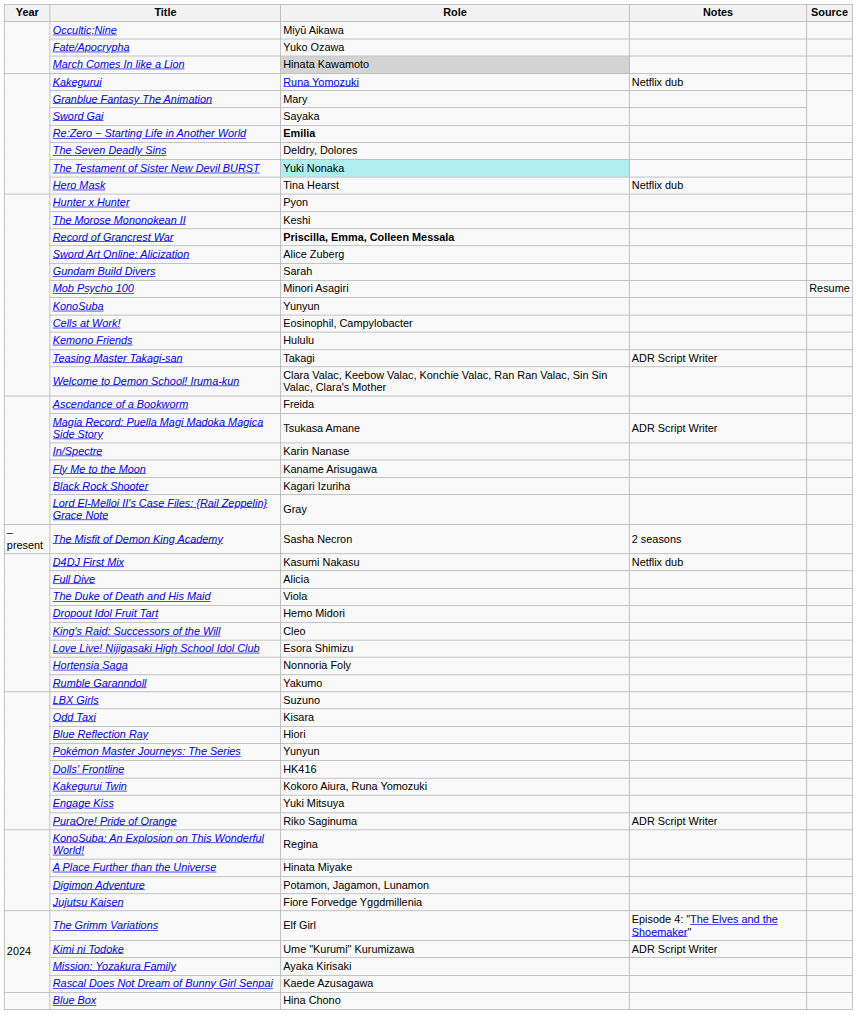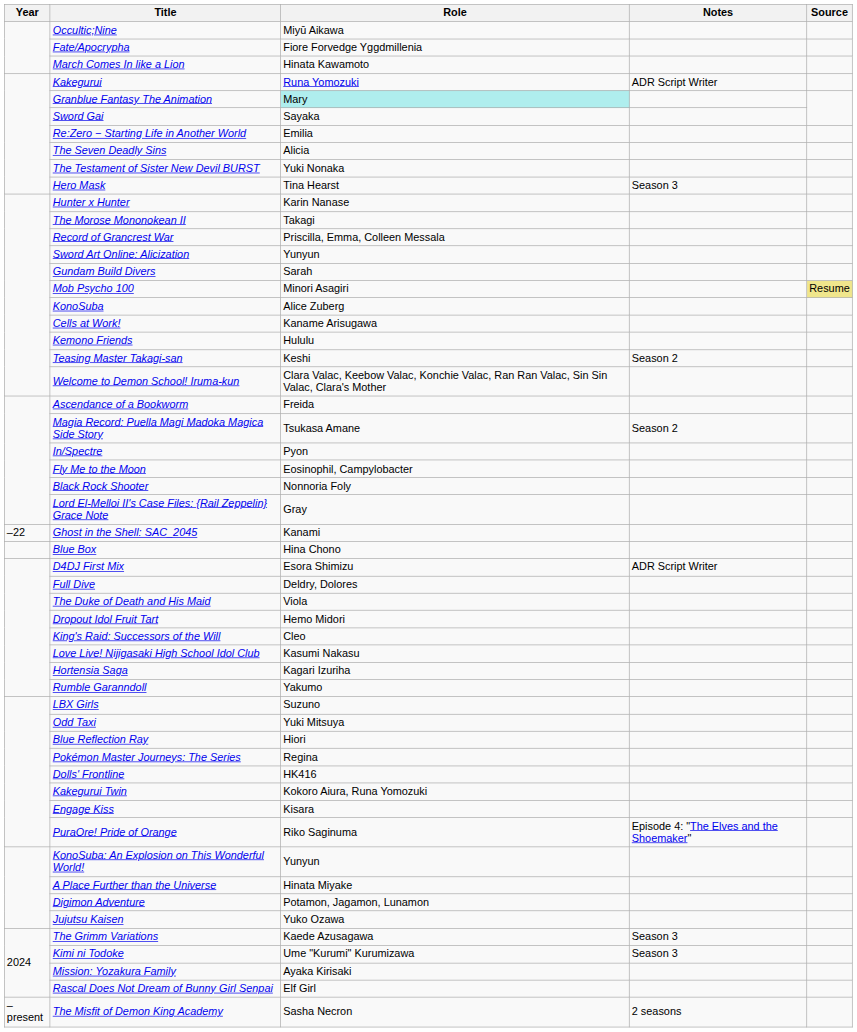(314, 47) Yuko Ozawa -> (353, 47) Fiore Forvedge Yggdmillenia
(326, 64) lightgrey background -> (326, 64) no background
(657, 82) Netflix dub -> (675, 82) ADR Script Writer
(295, 99) no background -> (295, 99) paleturquoise background
(299, 133) bold -> (298, 133) normal
(320, 151) Deldry, Dolores -> (296, 151) Alicia
(314, 168) paleturquoise background -> (314, 168) no background
(657, 185) Netflix dub -> (655, 185) Season 3
(296, 202) Pyon -> (316, 202) Karin Nanase
(297, 220) Keshi -> (299, 220) Takagi
(369, 237) bold -> (364, 237) normal
(314, 254) Alice Zuberg -> (301, 254) Yunyun
(830, 289) no background -> (830, 289) khaki background
(301, 306) Yunyun -> (314, 306) Alice Zuberg
(348, 323) Eosinophil, Campylobacter -> (330, 323) Kaname Arisugawa
(299, 358) Takagi -> (297, 358) Keshi
(675, 358) ADR Script Writer -> (655, 358) Season 2
(675, 428) ADR Script Writer -> (655, 428) Season 2
(316, 451) Karin Nanase -> (296, 451) Pyon
(330, 468) Kaname Arisugawa -> (348, 468) Eosinophil, Campylobacter
(317, 486) Kagari Izuriha -> (317, 486) Nonnoria Foly
+ row: (125, 532)
rows swapped: (138, 539) <-> (75, 1001)
(321, 562) Kasumi Nakasu -> (318, 567) Esora Shimizu
(657, 562) Netflix dub -> (675, 567) ADR Script Writer
(296, 579) Alicia -> (320, 584) Deldry, Dolores
(318, 648) Esora Shimizu -> (321, 653) Kasumi Nakasu
(317, 666) Nonnoria Foly -> (317, 671) Kagari Izuriha
(299, 717) Kisara -> (314, 722) Yuki Mitsuya
(301, 752) Yunyun -> (300, 757) Regina
(314, 804) Yuki Mitsuya -> (299, 809) Kisara
(675, 821) ADR Script Writer -> (705, 832) Episode 4: "The Elves and the Shoemaker"
(300, 844) Regina -> (301, 861) Yunyun
(353, 902) Fiore Forvedge Yggdmillenia -> (314, 919) Yuko Ozawa
(300, 925) Elf Girl -> (328, 937) Kaede Azusagawa
(705, 925) Episode 4: "The Elves and the Shoemaker" -> (655, 937) Season 3
(675, 949) ADR Script Writer -> (655, 954) Season 3
(328, 983) Kaede Azusagawa -> (300, 988) Elf Girl
